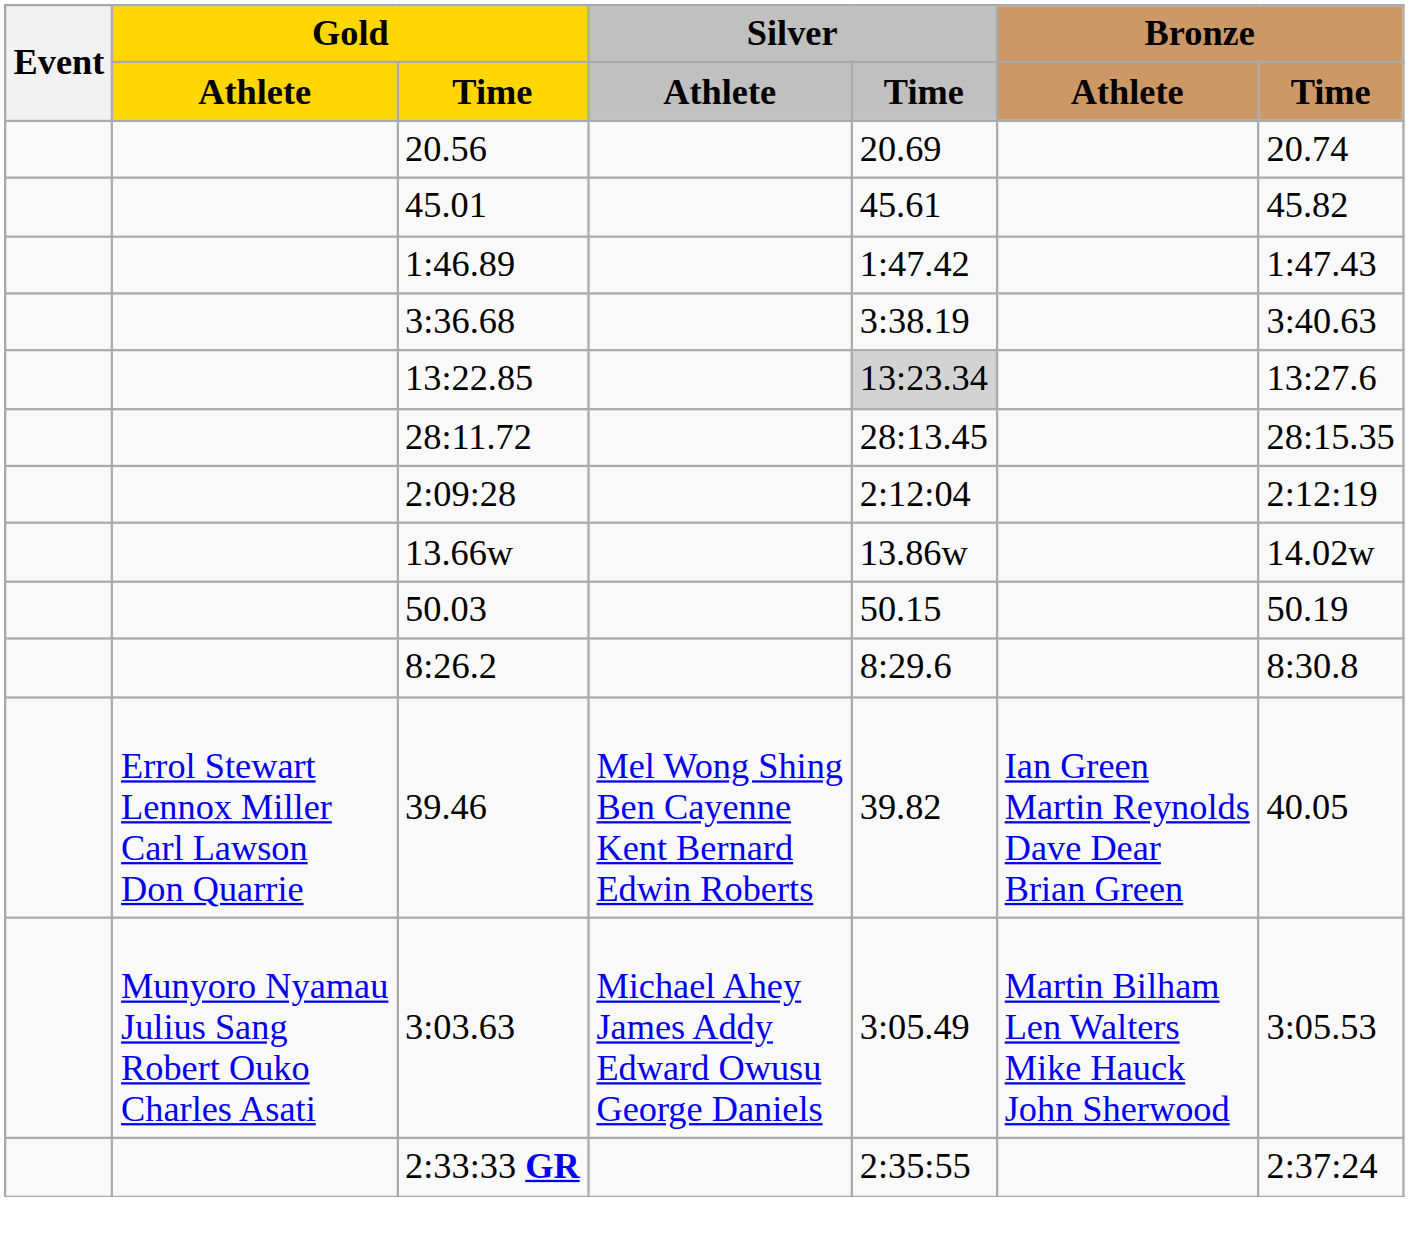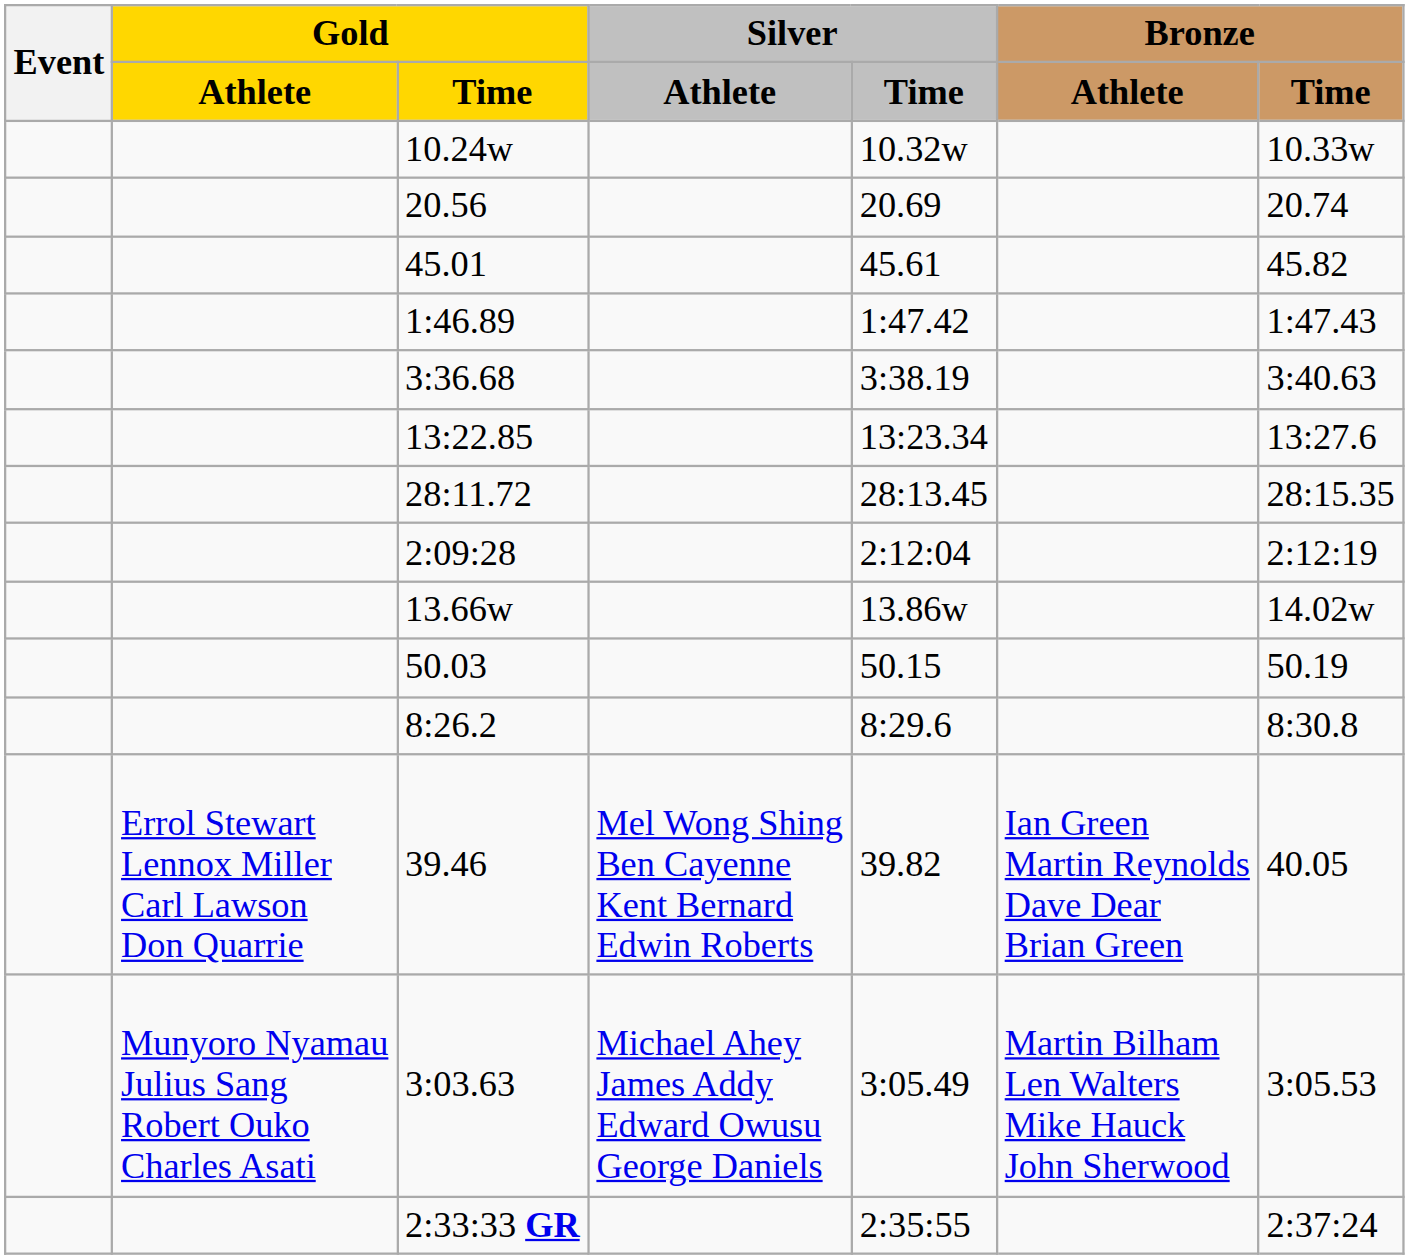+ row: (459, 148)
(924, 378) lightgrey background -> (924, 436) no background
